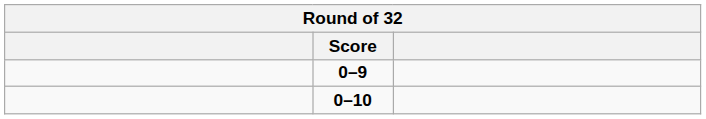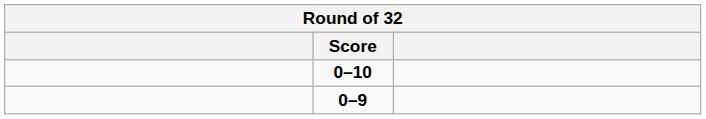rows swapped: (353, 101) <-> (353, 73)
